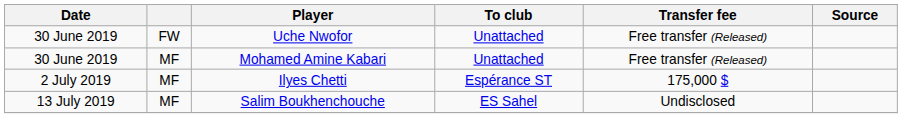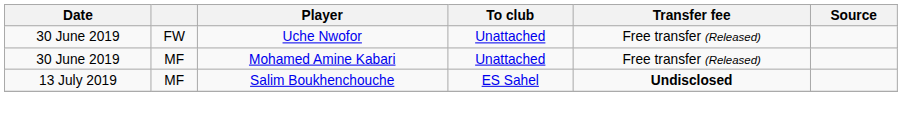- row: (313, 80)
(698, 102) normal -> (692, 80) bold
